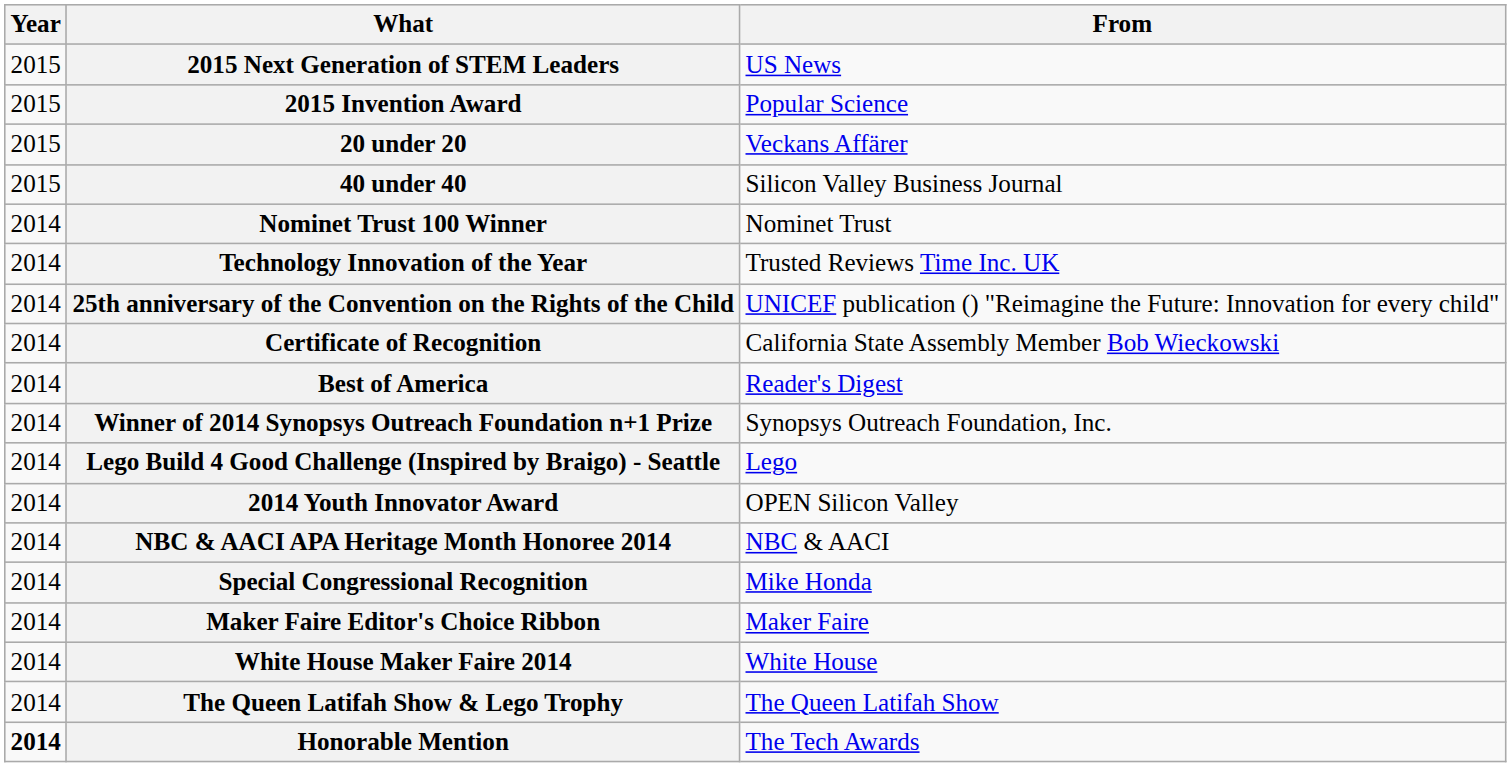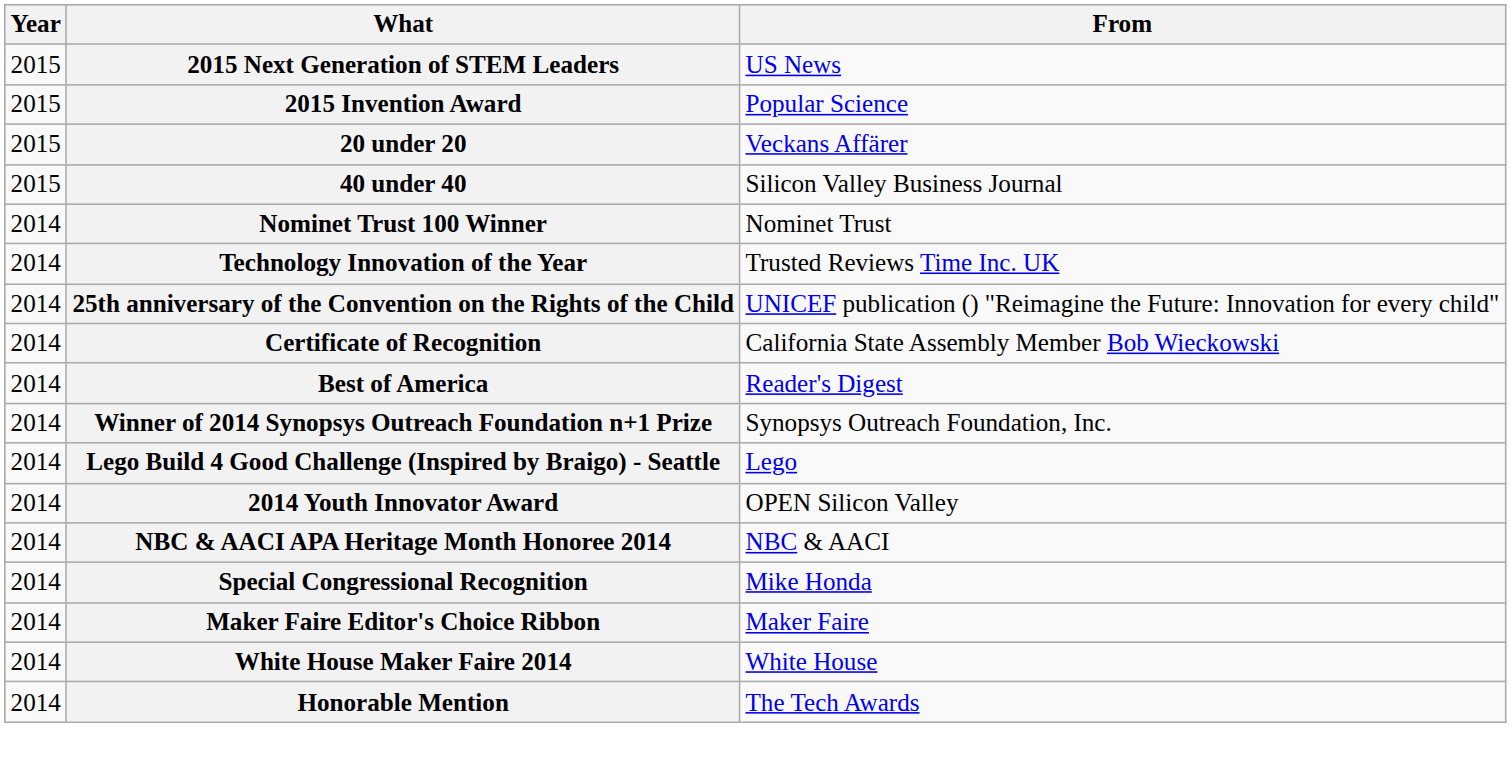- row: (403, 701)
(36, 741) bold -> (36, 701) normal
